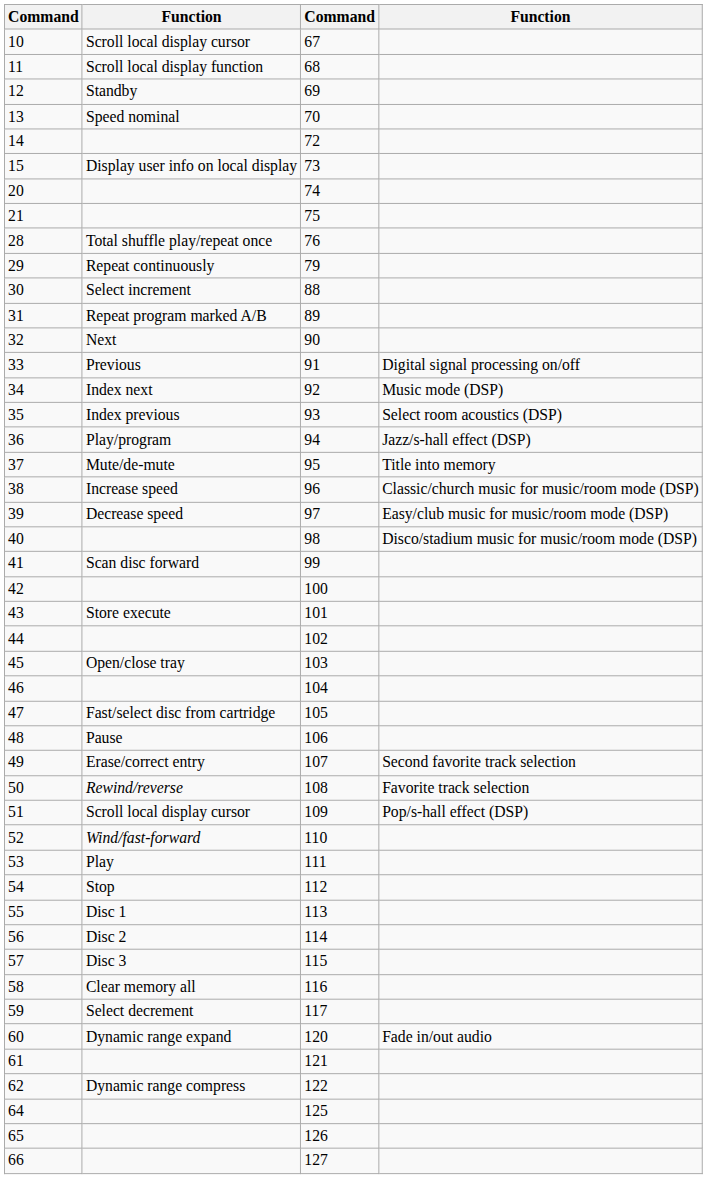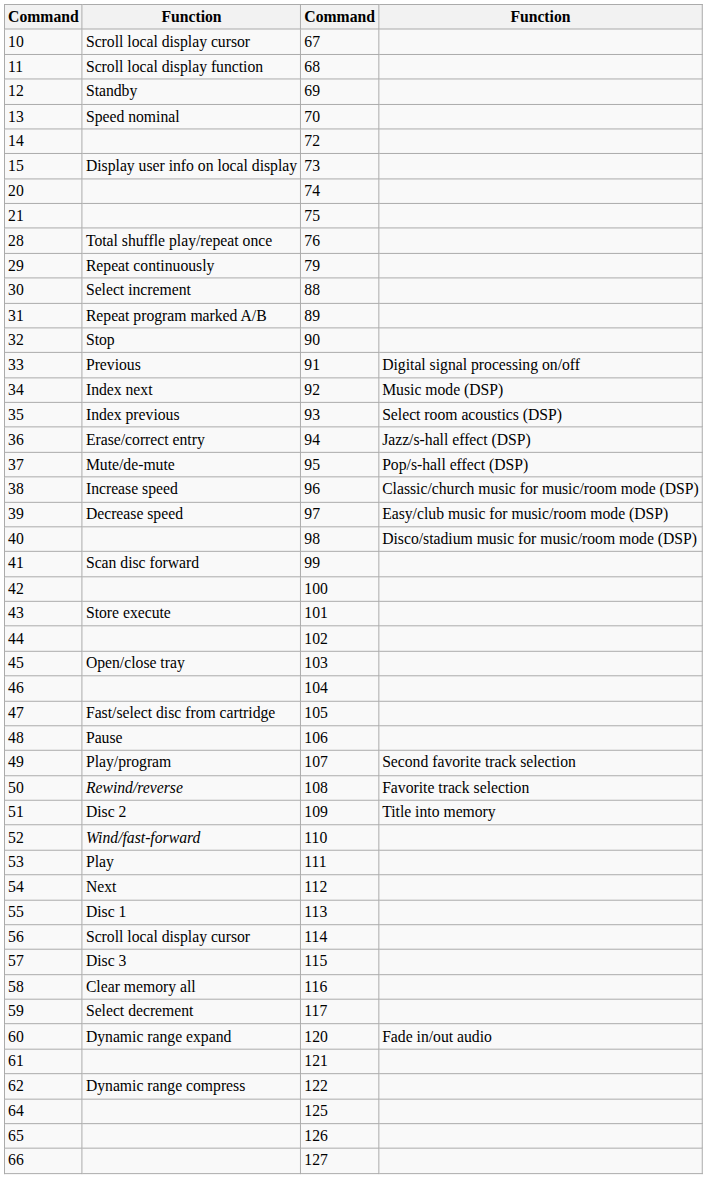(101, 340) Next -> (100, 340) Stop
(129, 439) Play/program -> (145, 439) Erase/correct entry
(439, 464) Title into memory -> (455, 464) Pop/s-hall effect (DSP)
(145, 762) Erase/correct entry -> (129, 762) Play/program
(168, 812) Scroll local display cursor -> (106, 812) Disc 2
(455, 812) Pop/s-hall effect (DSP) -> (439, 812) Title into memory
(100, 887) Stop -> (101, 887) Next
(106, 937) Disc 2 -> (168, 937) Scroll local display cursor
